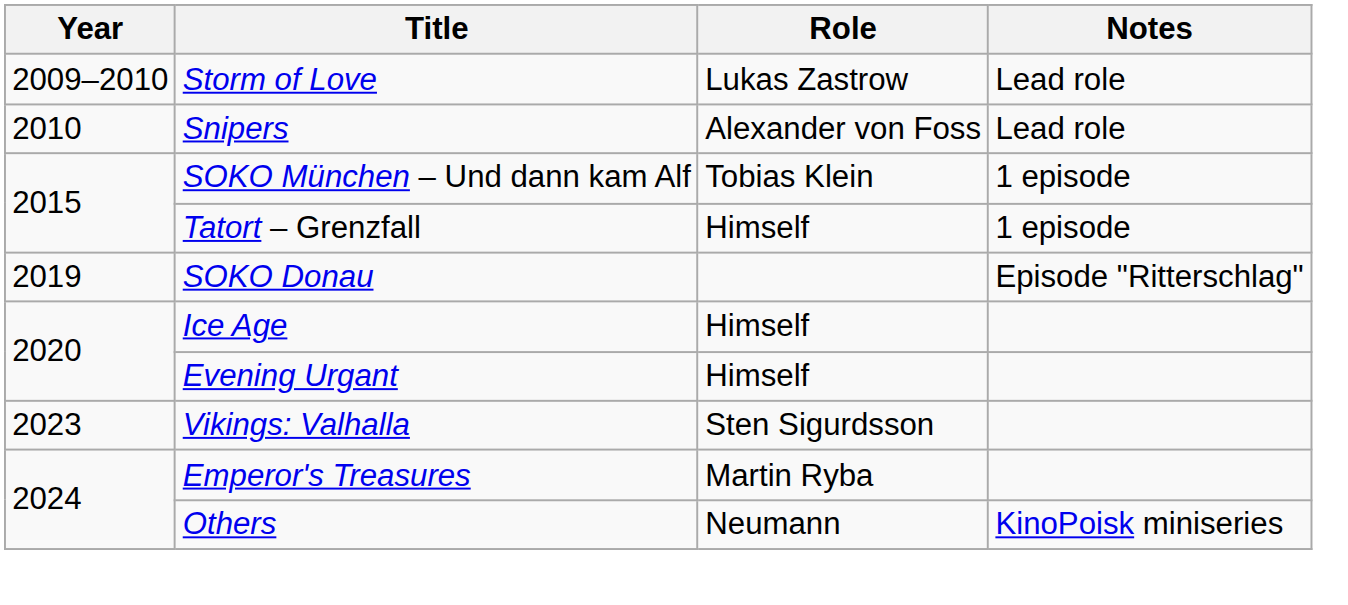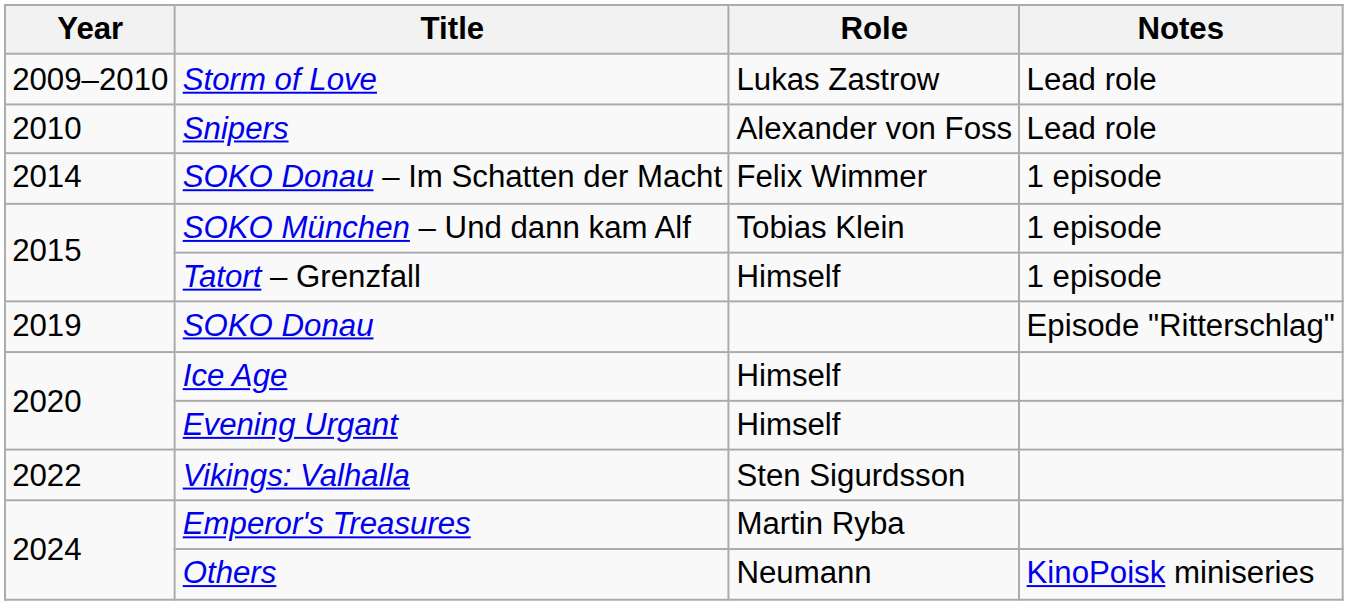+ row: (452, 177)
(47, 425) 2023 -> (47, 474) 2022
